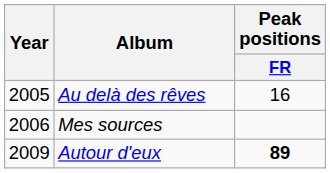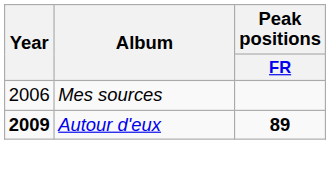- row: (132, 95)
(29, 153) normal -> (29, 124) bold
